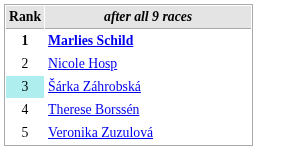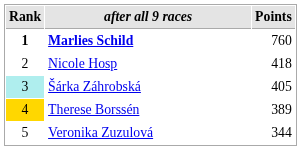+ column: (273, 16)
(25, 110) no background -> (25, 110) gold background
